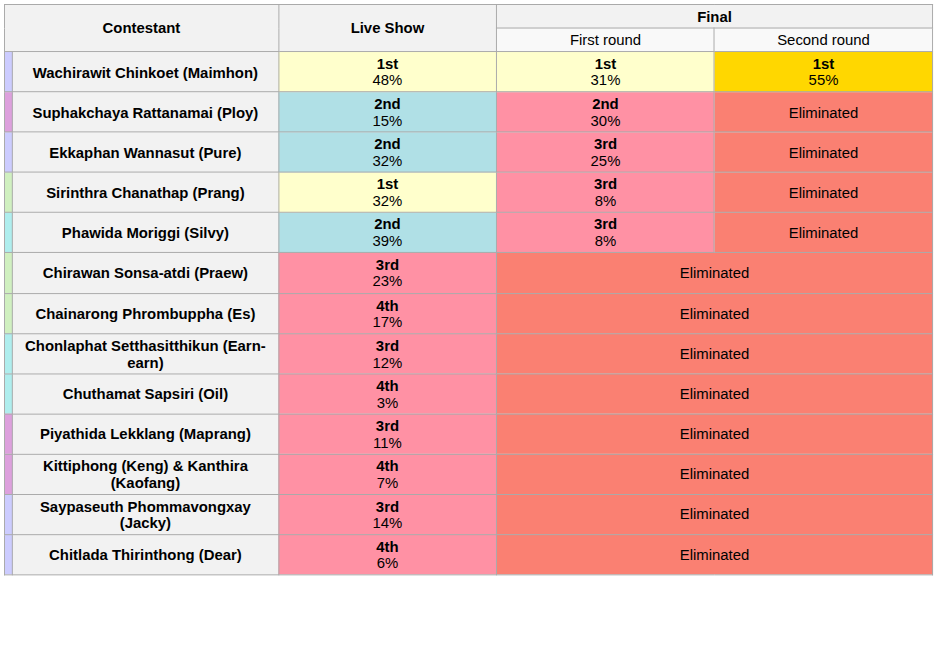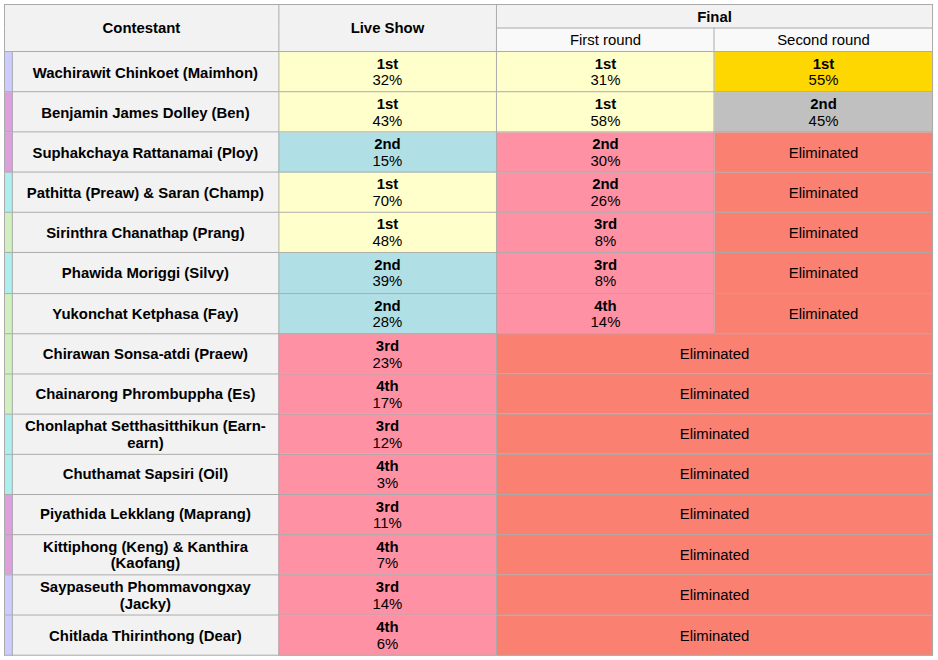(387, 72) 1st 48% -> (387, 72) 1st 32%
+ row: (145, 112)
+ row: (145, 193)
- row: (145, 152)
(387, 193) 1st 32% -> (387, 233) 1st 48%
+ row: (145, 313)
